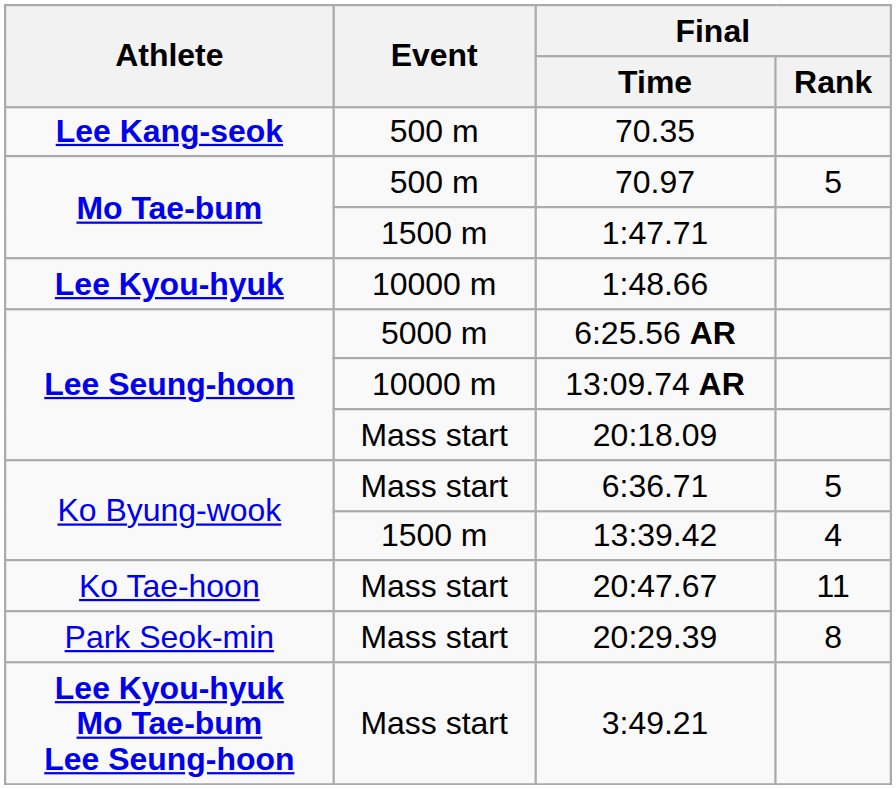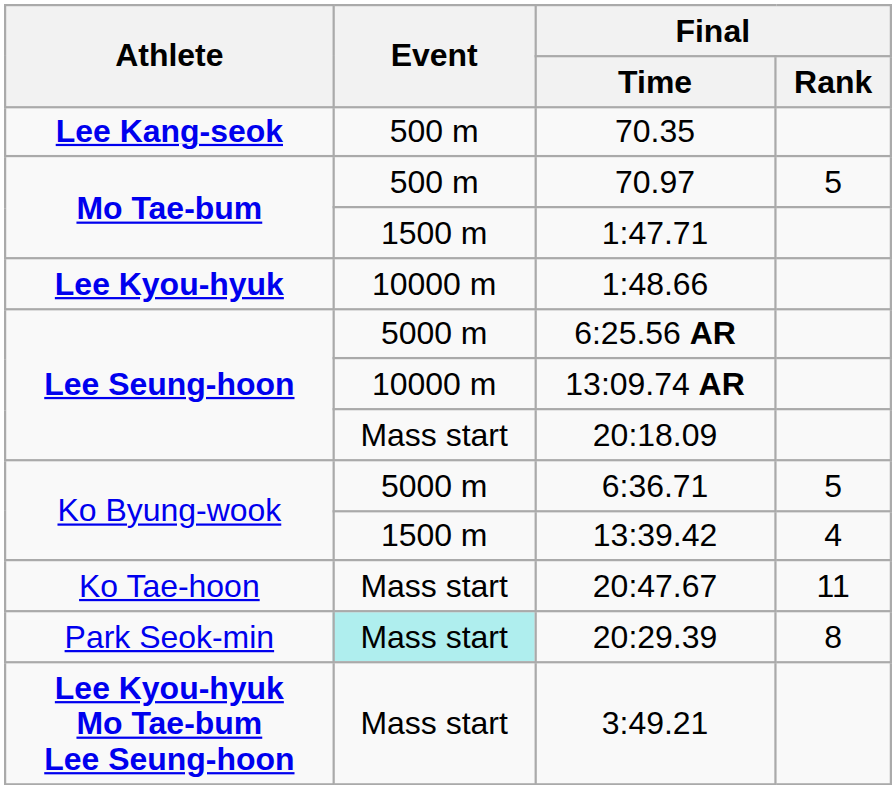(434, 485) Mass start -> (434, 485) 5000 m
(434, 637) no background -> (434, 637) paleturquoise background
